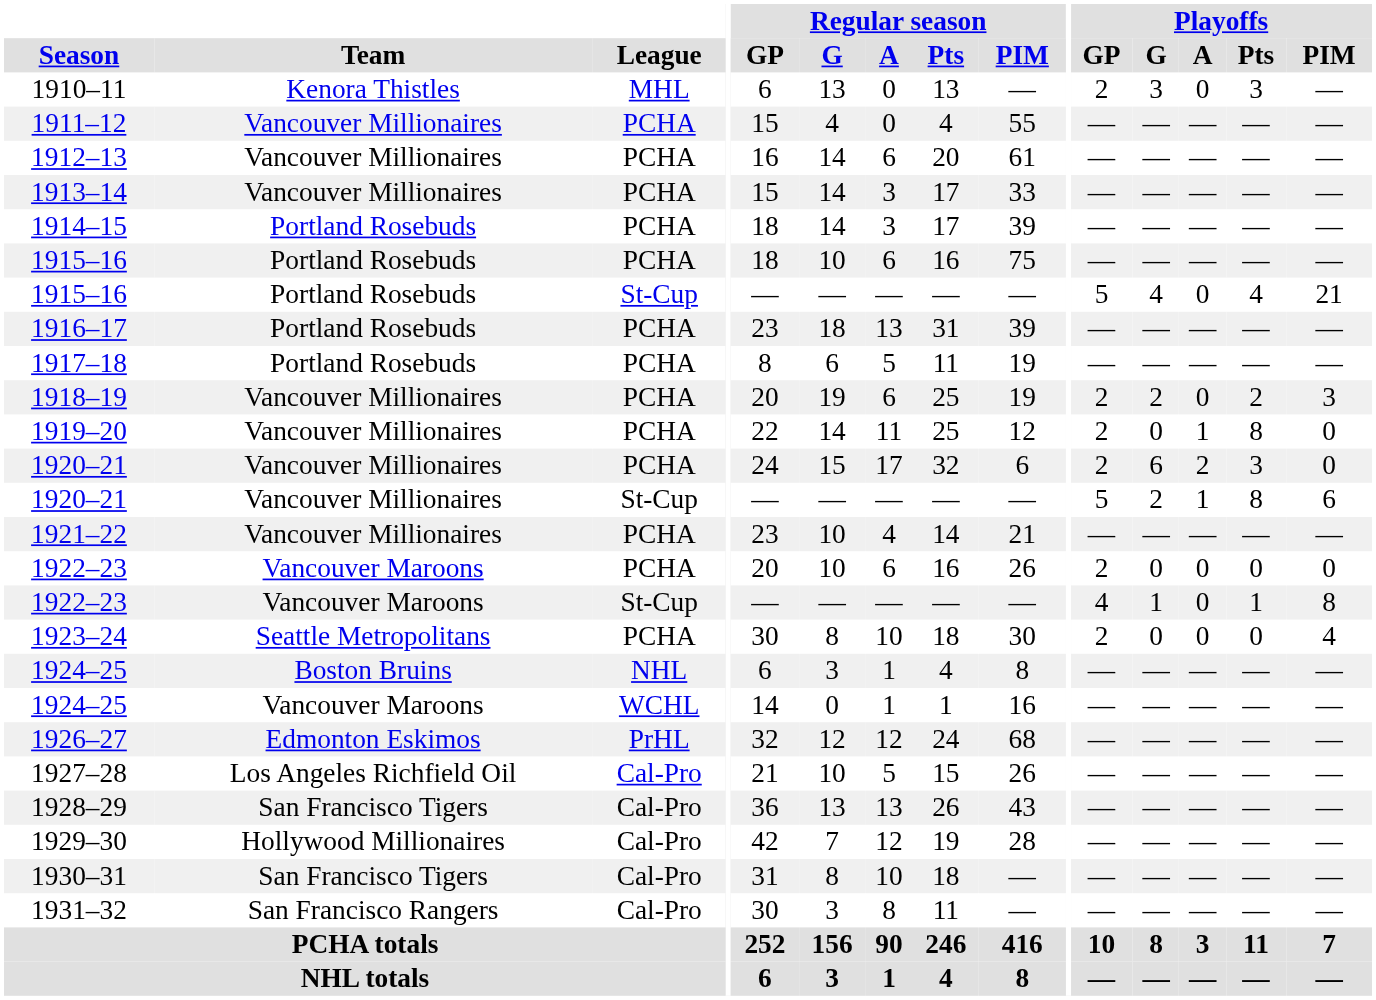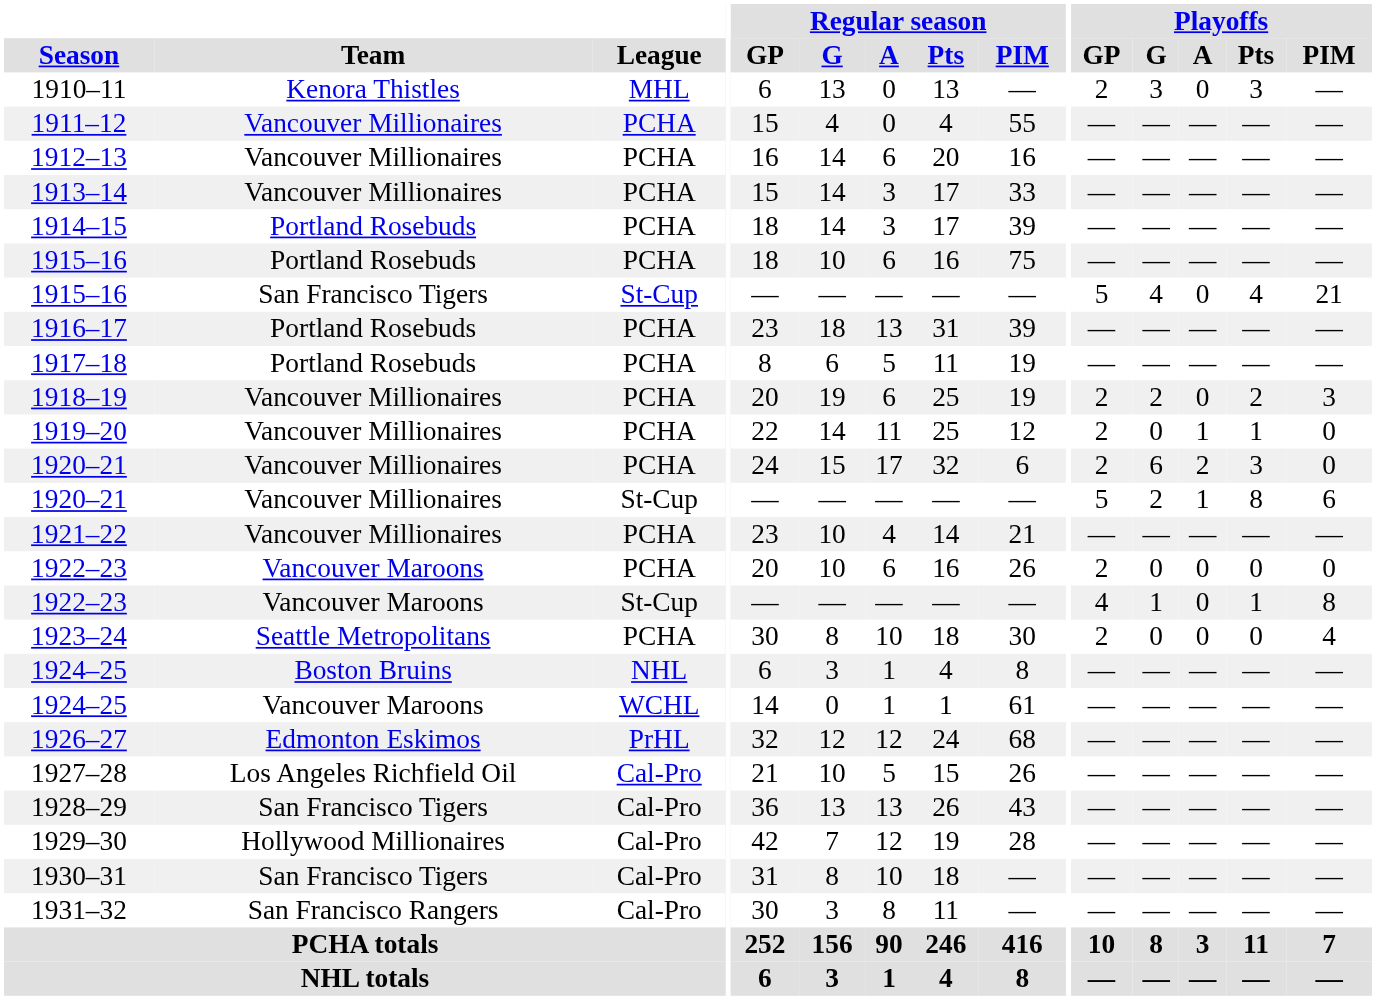(1022, 157) 61 -> (1022, 157) 16
(373, 294) Portland Rosebuds -> (373, 294) San Francisco Tigers
(1256, 431) 8 -> (1256, 431) 1
(1022, 704) 16 -> (1022, 704) 61
